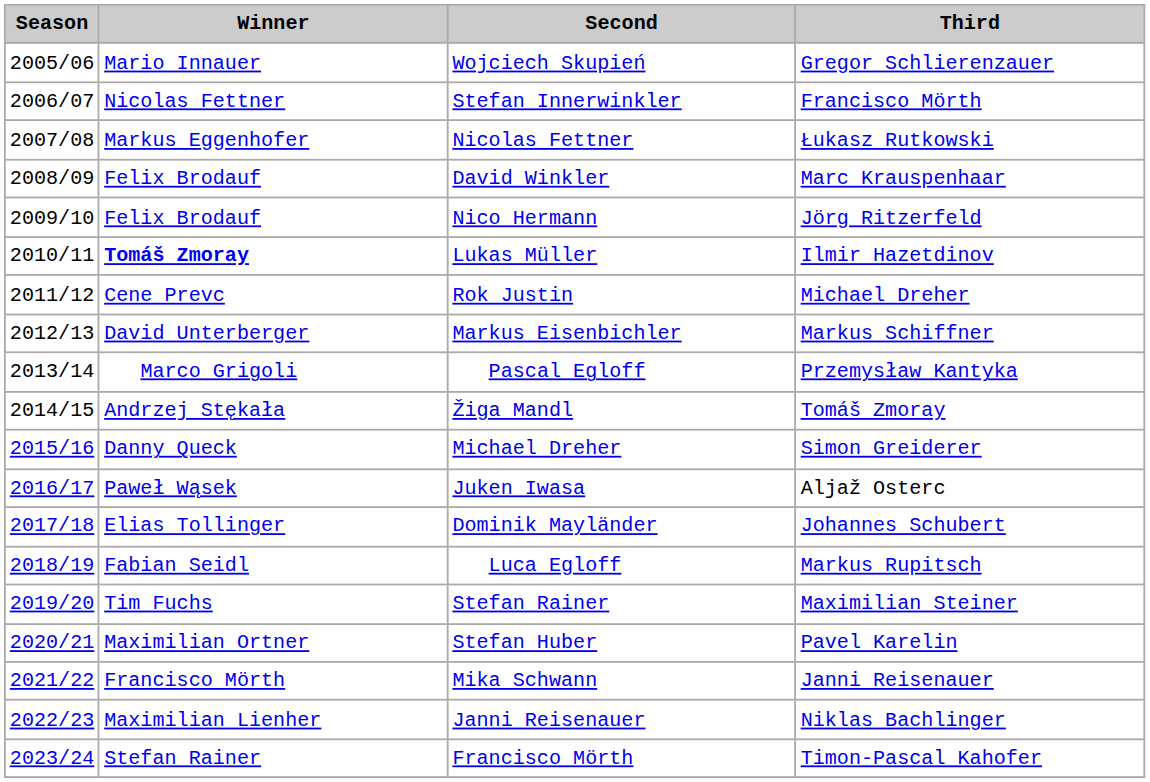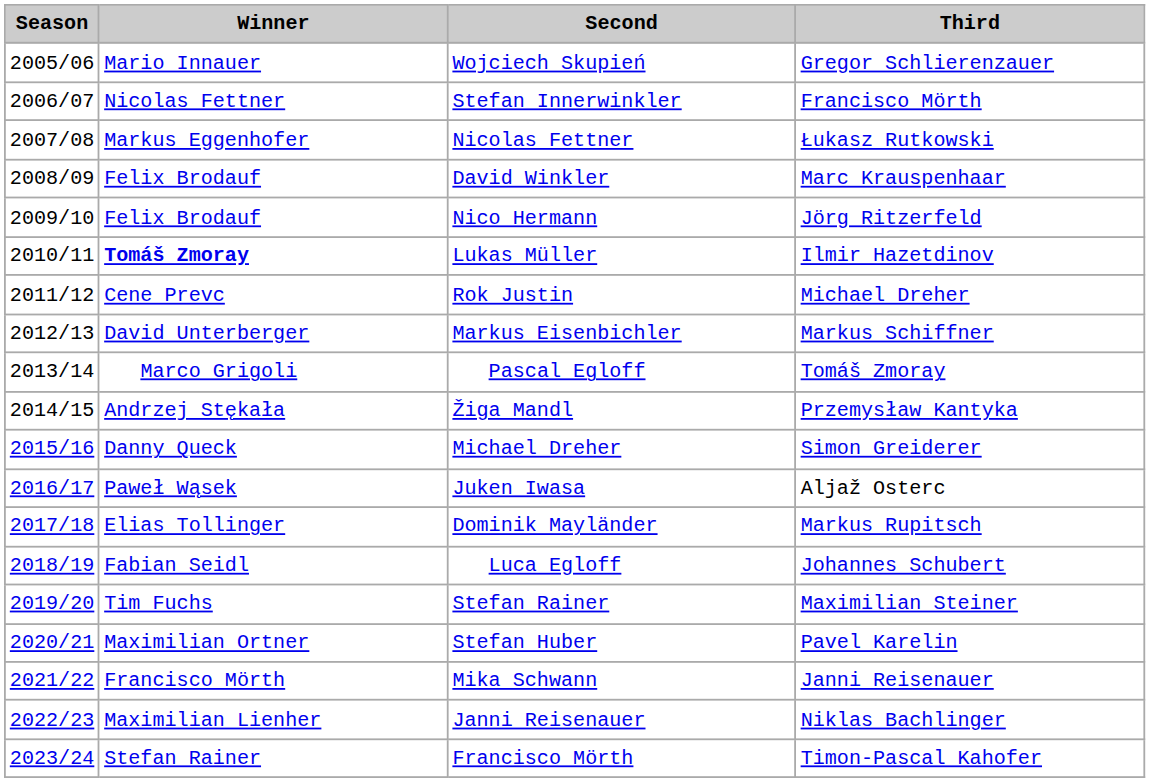(909, 372) Przemysław Kantyka -> (873, 372) Tomáš Zmoray
(873, 411) Tomáš Zmoray -> (909, 411) Przemysław Kantyka
(903, 527) Johannes Schubert -> (891, 527) Markus Rupitsch
(891, 565) Markus Rupitsch -> (903, 565) Johannes Schubert
